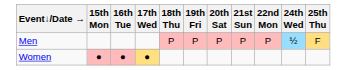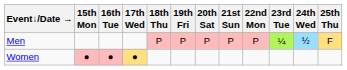+ column: (281, 18)
